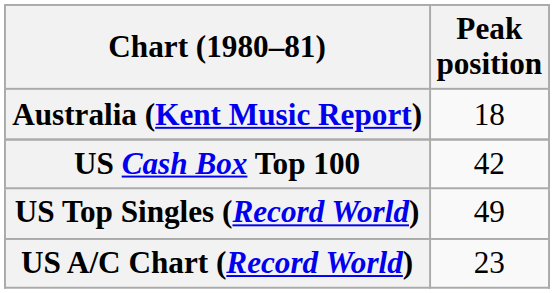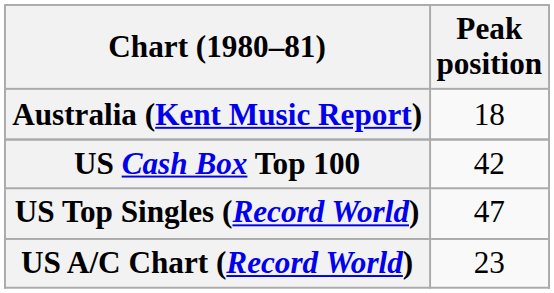(489, 212) 49 -> (489, 212) 47
